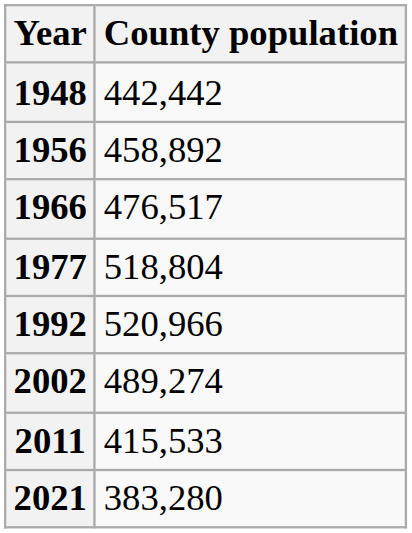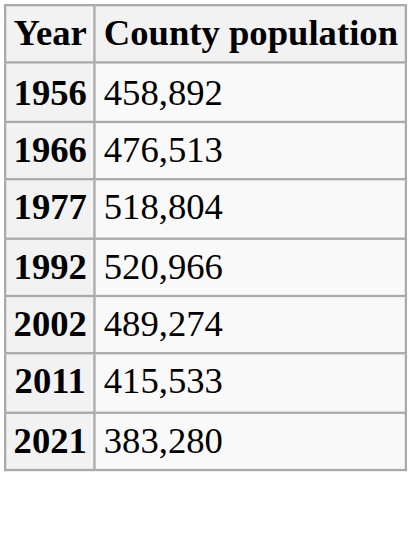- row: (50, 91)
(163, 207) 476,517 -> (163, 149) 476,513
